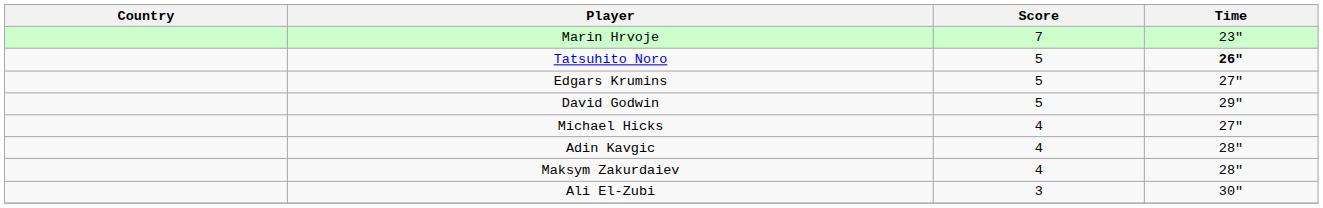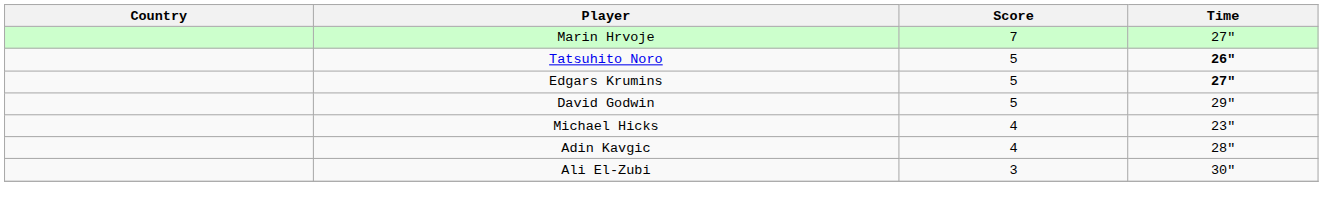(1231, 38) 23" -> (1223, 38) 27"
(1231, 82) normal -> (1223, 82) bold
(1231, 126) 27" -> (1223, 126) 23"
- row: (611, 170)
